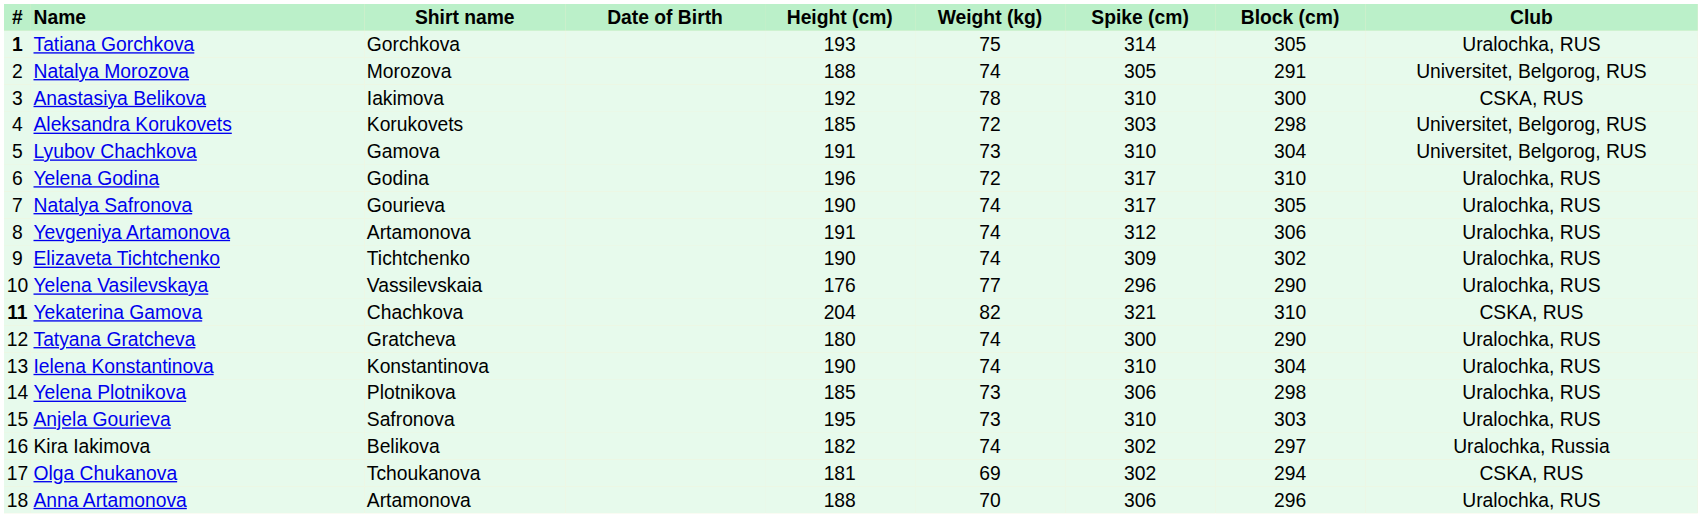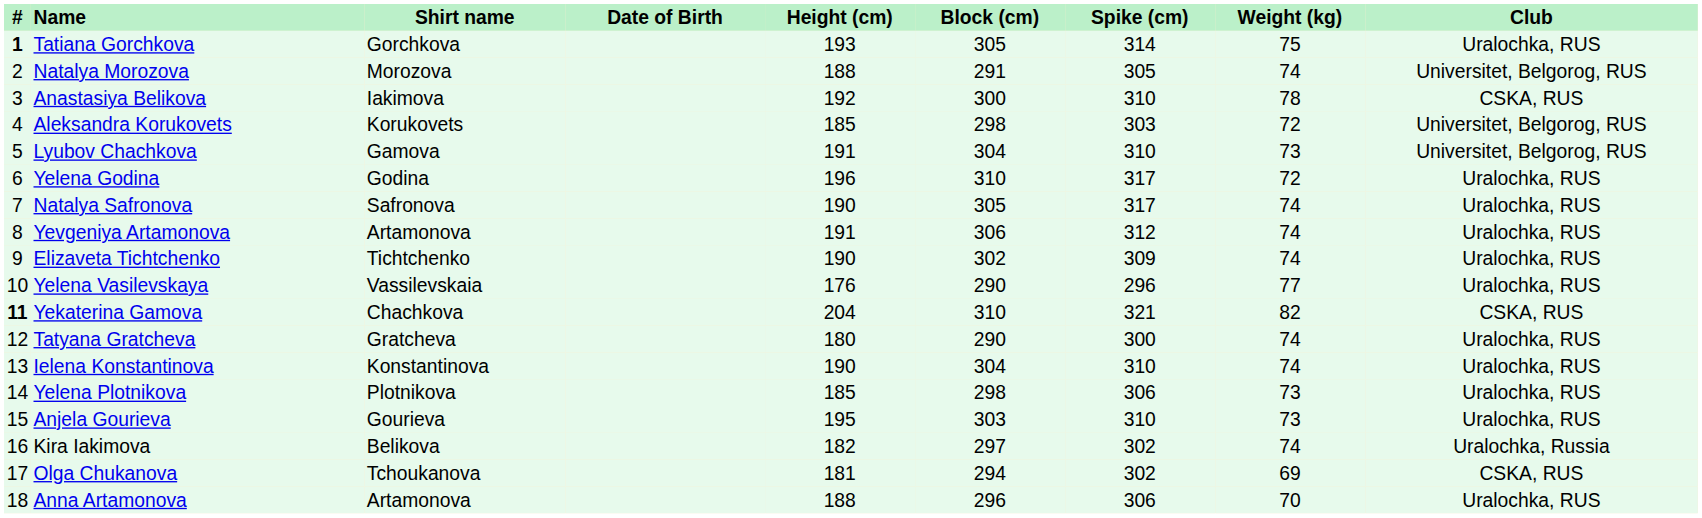columns swapped: (990, 17) <-> (1290, 17)
(406, 205) Gourieva -> (411, 205) Safronova
(411, 419) Safronova -> (406, 419) Gourieva
